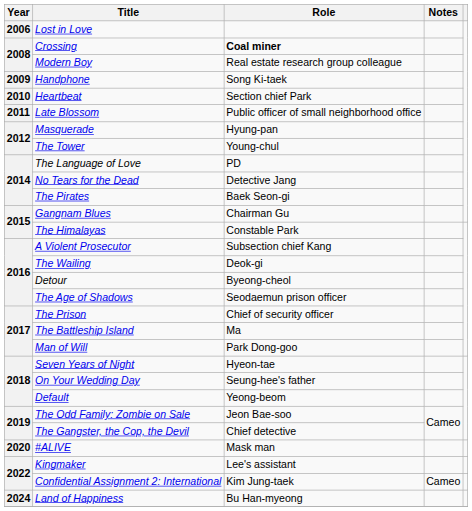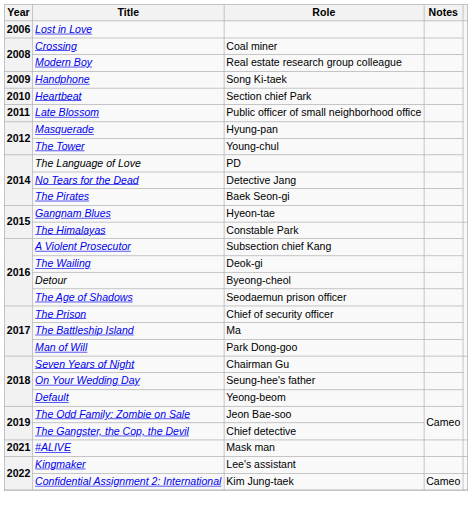(254, 46) bold -> (252, 46) normal
(258, 213) Chairman Gu -> (251, 213) Hyeon-tae
(251, 364) Hyeon-tae -> (258, 364) Chairman Gu
(19, 448) 2020 -> (19, 448) 2021
- row: (79, 498)
